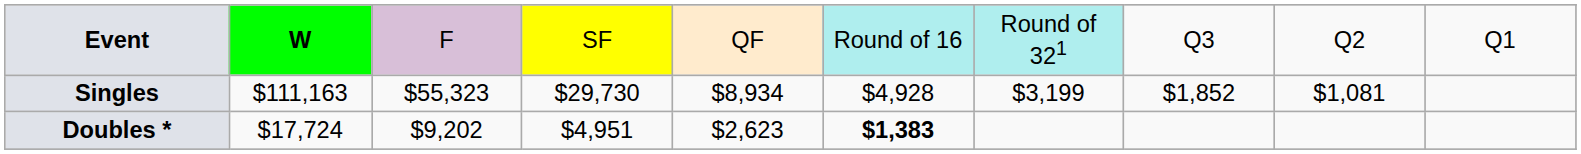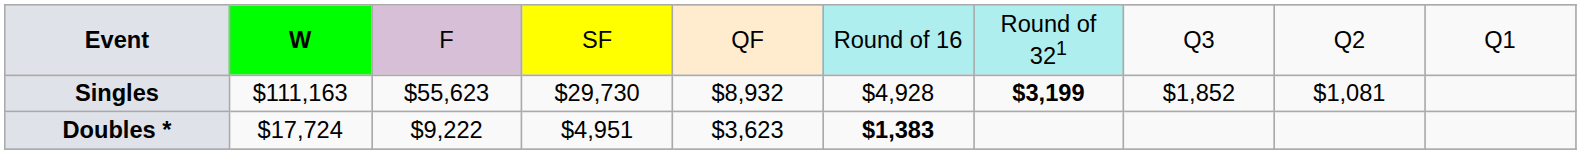(447, 94) $55,323 -> (447, 94) $55,623
(748, 94) $8,934 -> (748, 94) $8,932
(1048, 94) normal -> (1048, 94) bold
(447, 131) $9,202 -> (447, 131) $9,222
(748, 131) $2,623 -> (748, 131) $3,623
